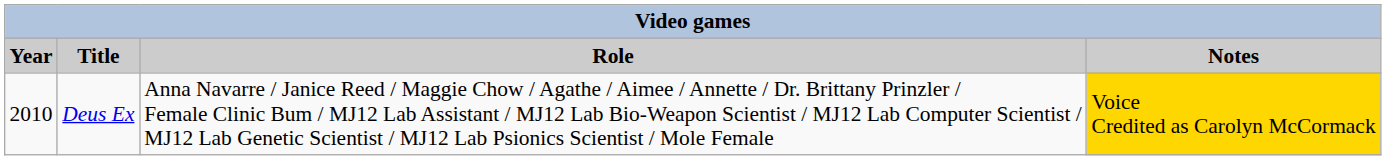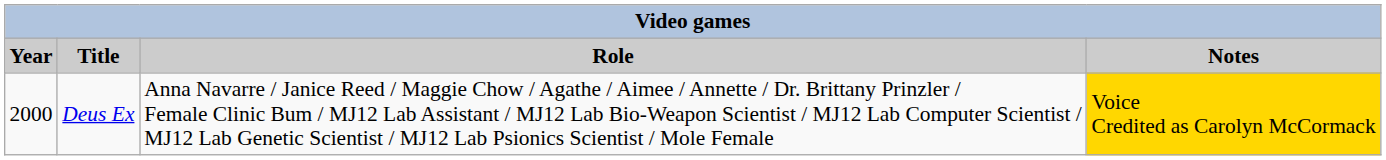(31, 113) 2010 -> (31, 113) 2000
